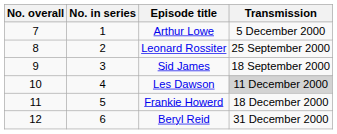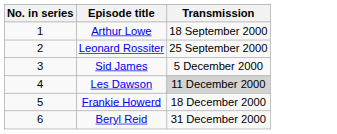- column: (36, 13)
(281, 31) 5 December 2000 -> (218, 31) 18 September 2000
(281, 66) 18 September 2000 -> (218, 66) 5 December 2000
